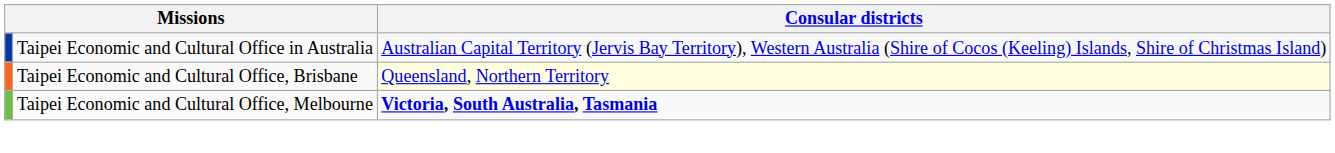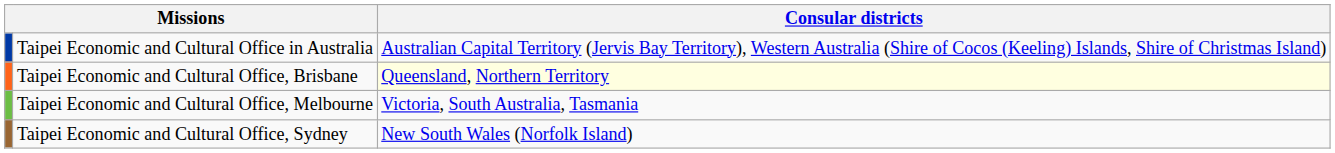(519, 104) bold -> (510, 104) normal
+ row: (182, 133)
